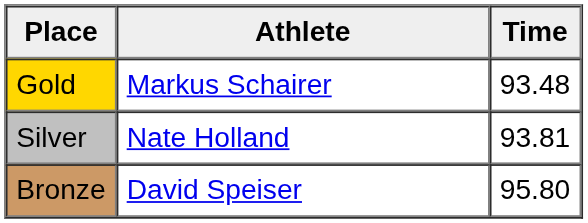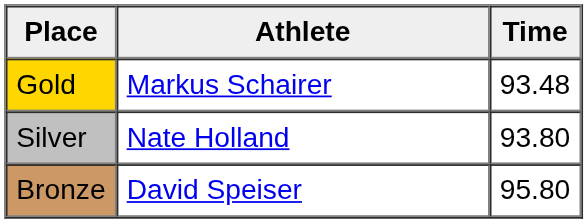(535, 137) 93.81 -> (535, 137) 93.80
